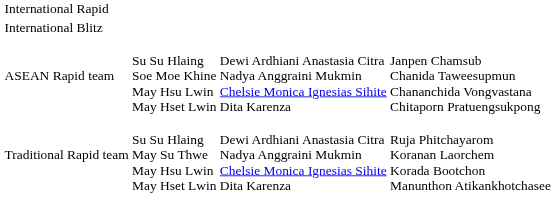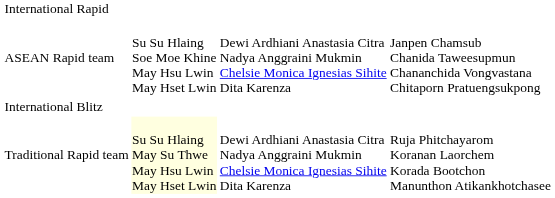rows swapped: (54, 27) <-> (59, 76)
(174, 162) no background -> (174, 162) lightyellow background
